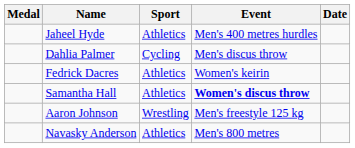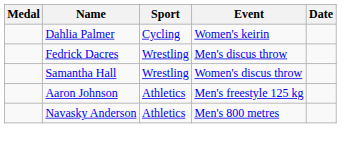- row: (75, 34)
(241, 54) Men's discus throw -> (232, 34) Women's keirin
(164, 73) Athletics -> (165, 54) Wrestling
(232, 73) Women's keirin -> (241, 54) Men's discus throw
(164, 93) Athletics -> (165, 73) Wrestling
(252, 93) bold -> (248, 73) normal
(165, 113) Wrestling -> (164, 93) Athletics
